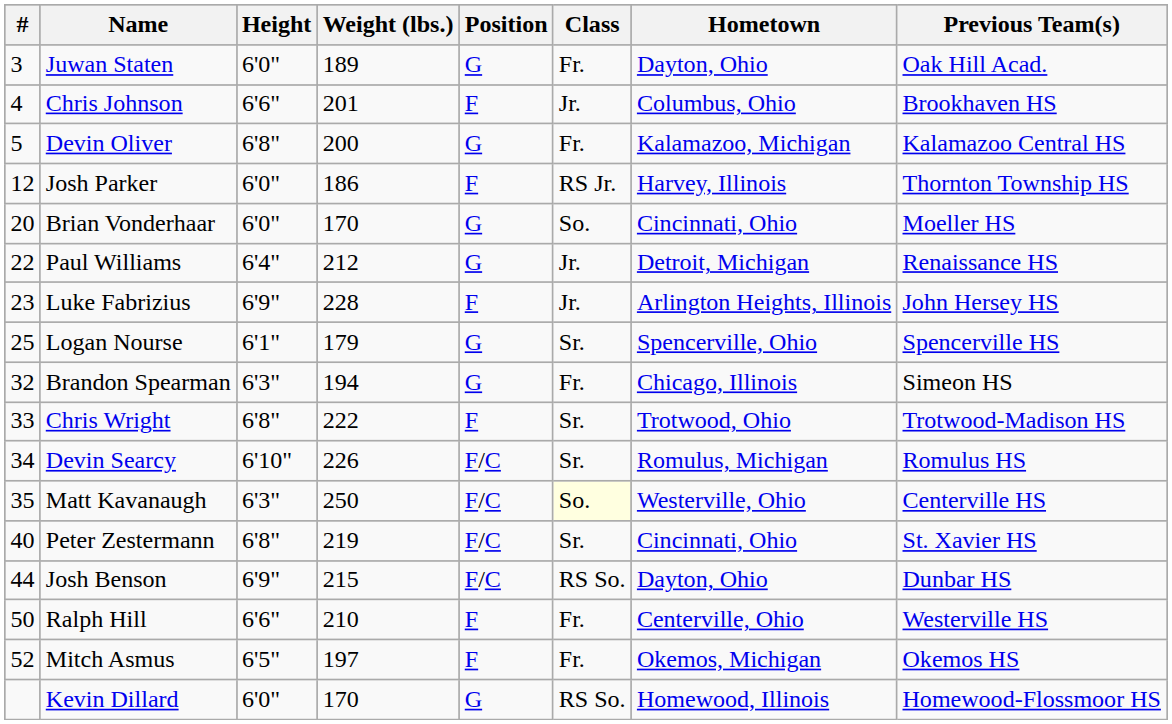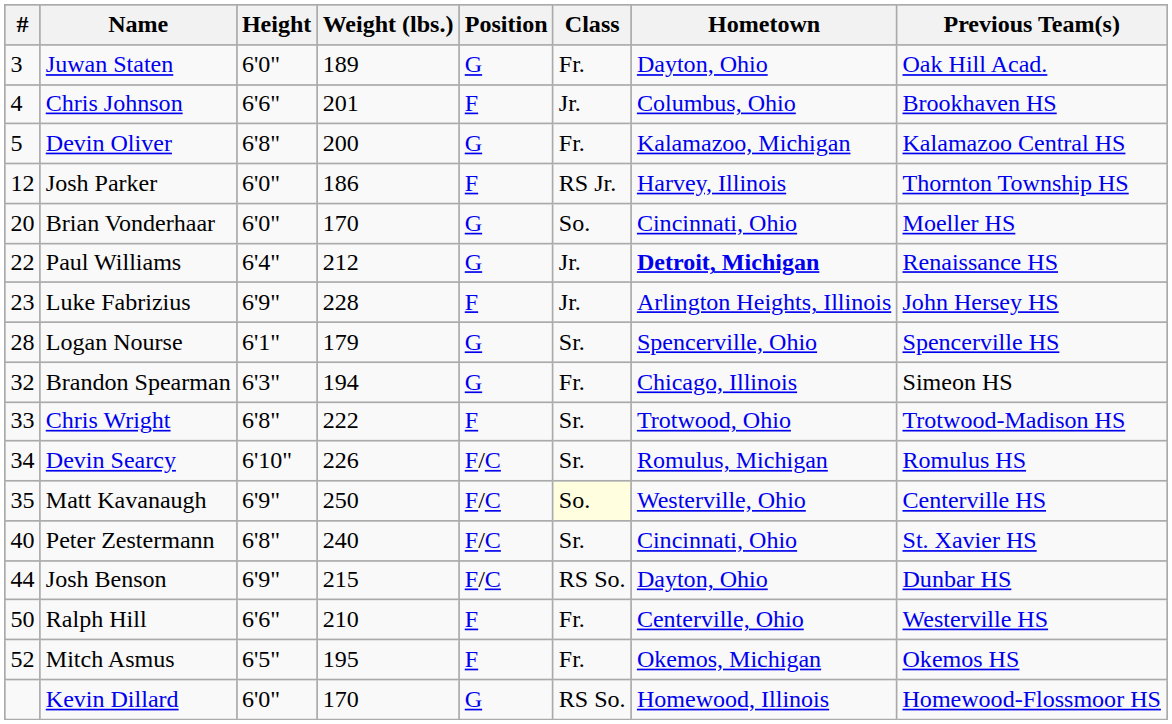(723, 262) normal -> (728, 262) bold
(22, 342) 25 -> (22, 342) 28
(261, 500) 6'3" -> (261, 500) 6'9"
(341, 540) 219 -> (341, 540) 240
(341, 659) 197 -> (341, 659) 195
